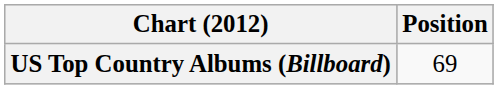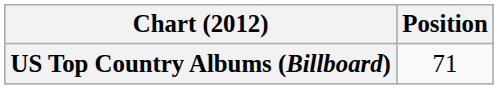(445, 63) 69 -> (445, 63) 71
